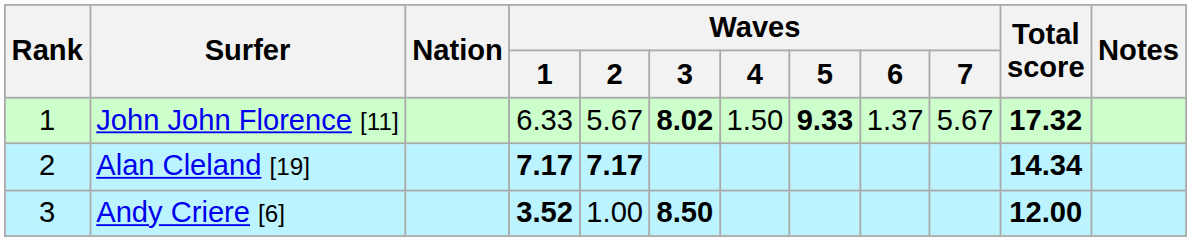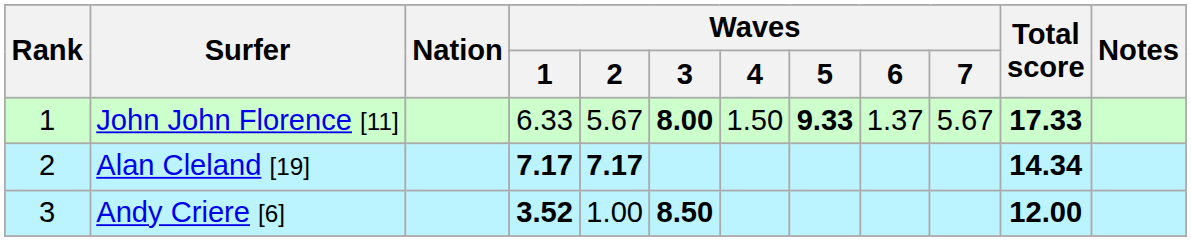(685, 119) 8.02 -> (685, 119) 8.00
(1046, 119) 17.32 -> (1046, 119) 17.33
